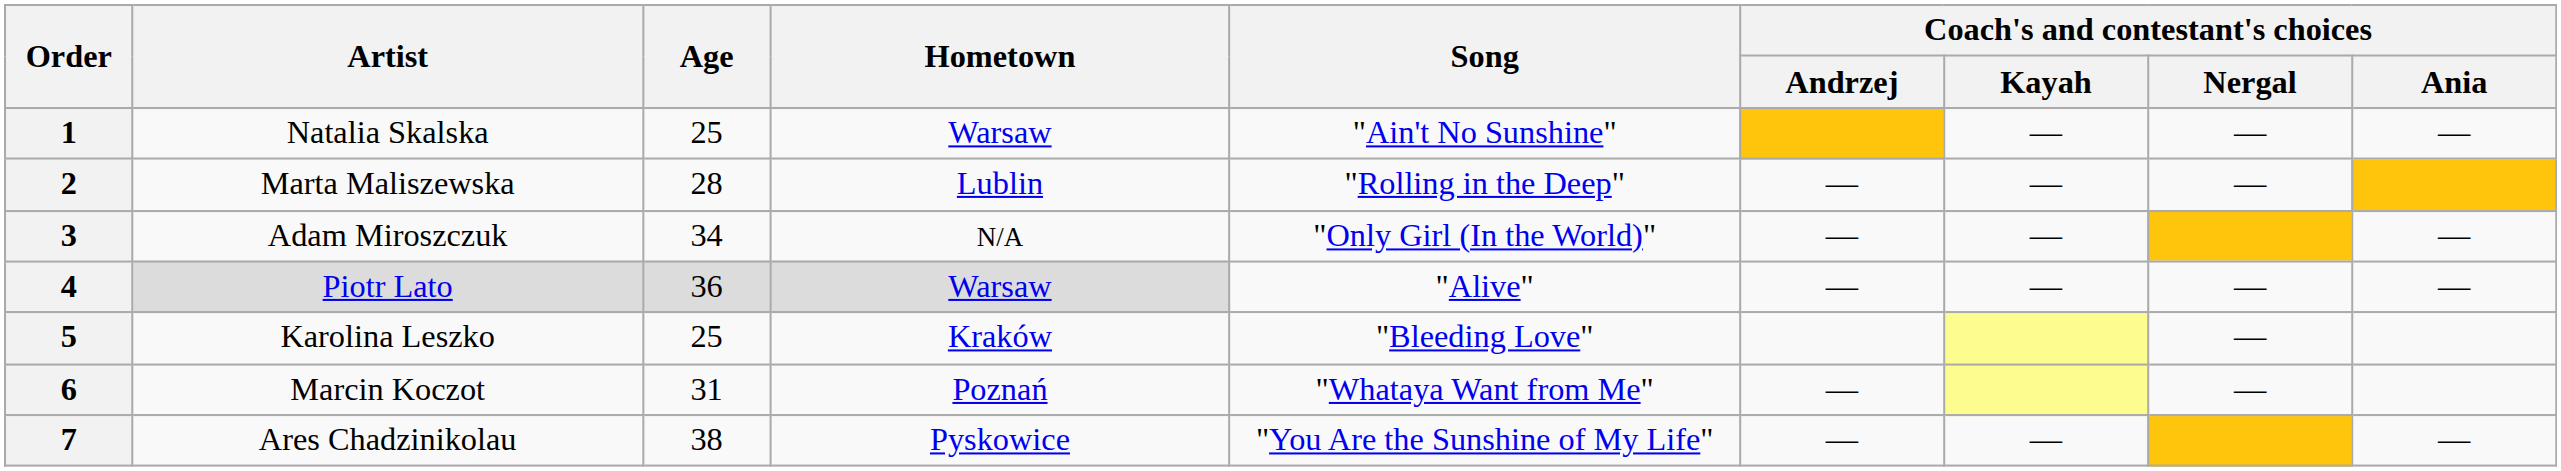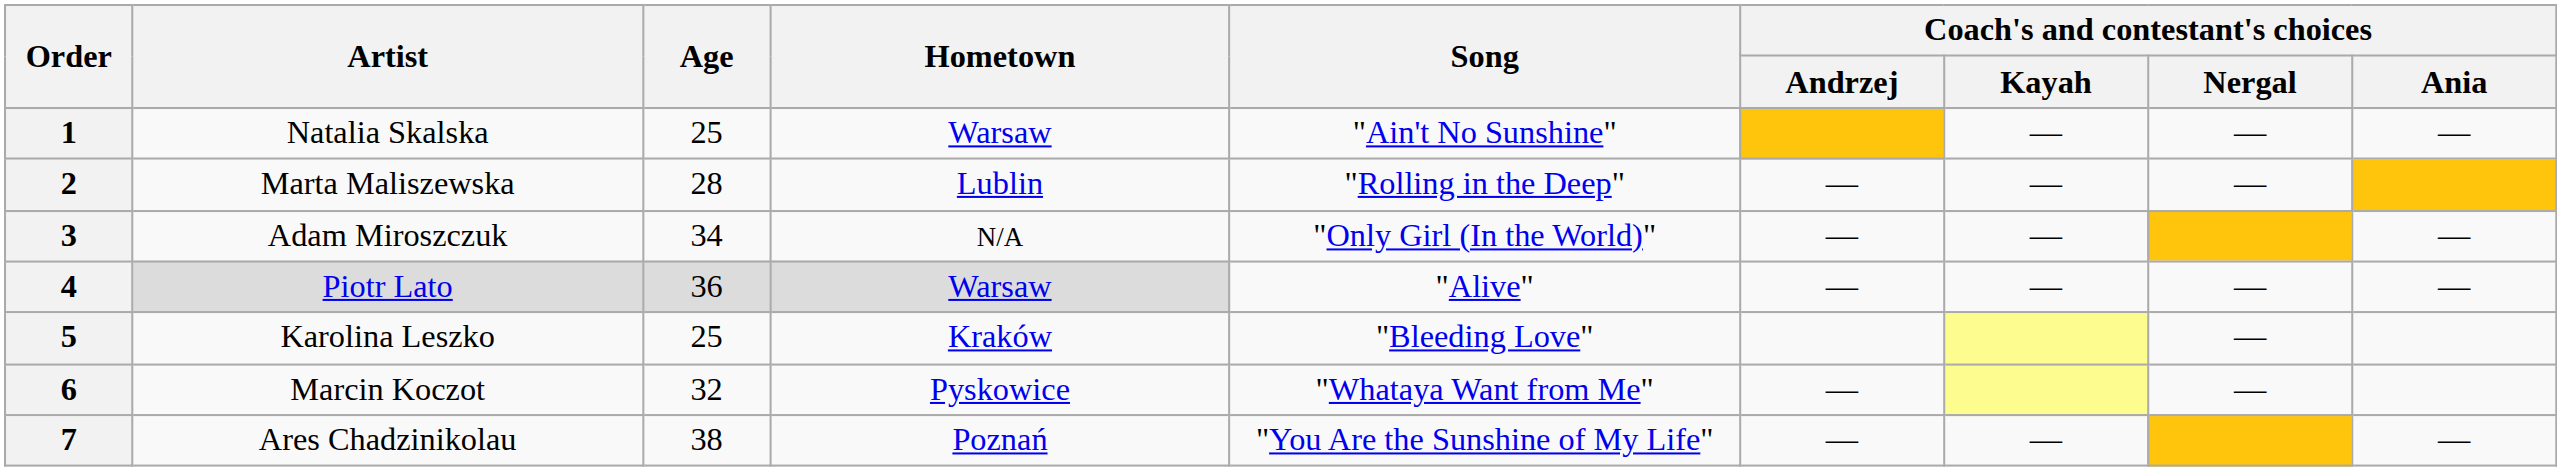(707, 388) 31 -> (707, 388) 32
(1000, 388) Poznań -> (1000, 388) Pyskowice
(1000, 440) Pyskowice -> (1000, 440) Poznań
